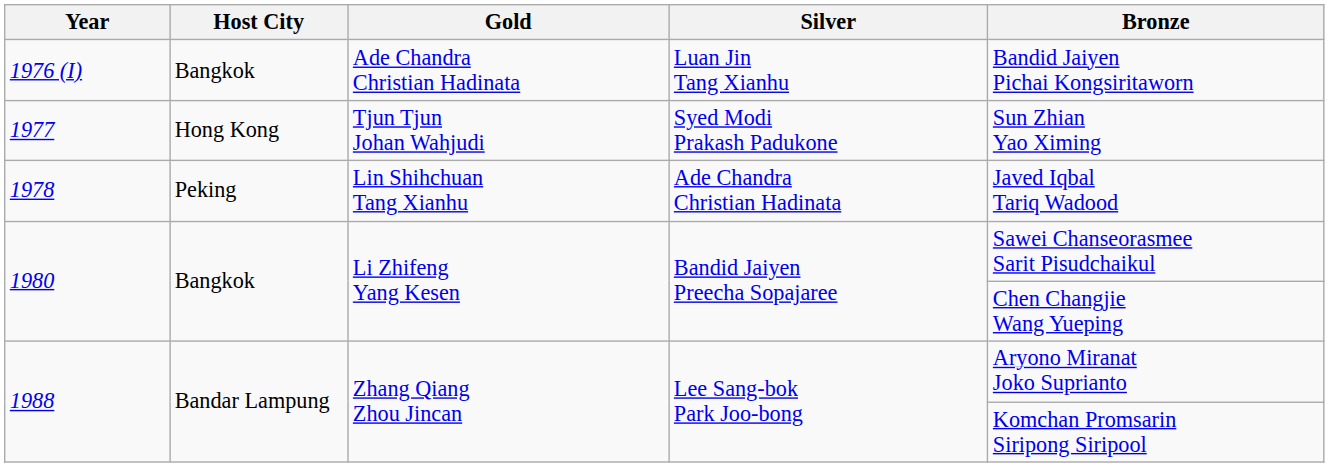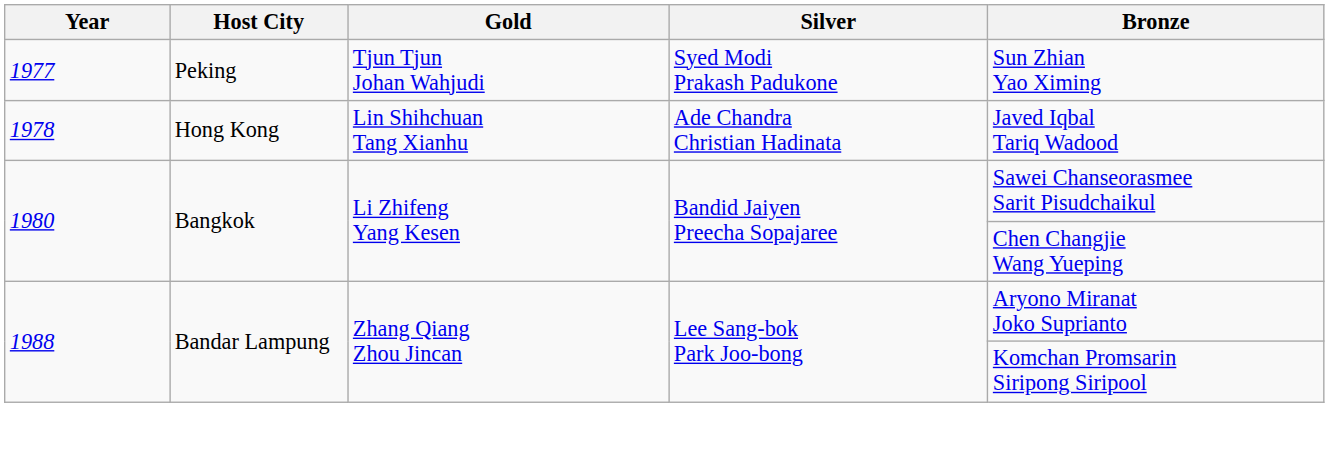- row: (46, 69)
(227, 130) Hong Kong -> (206, 69) Peking
(206, 190) Peking -> (227, 130) Hong Kong
